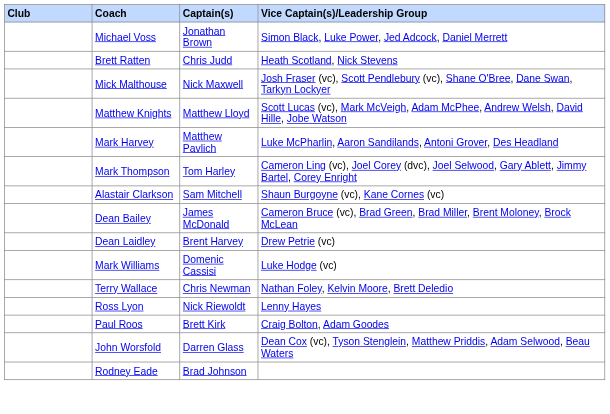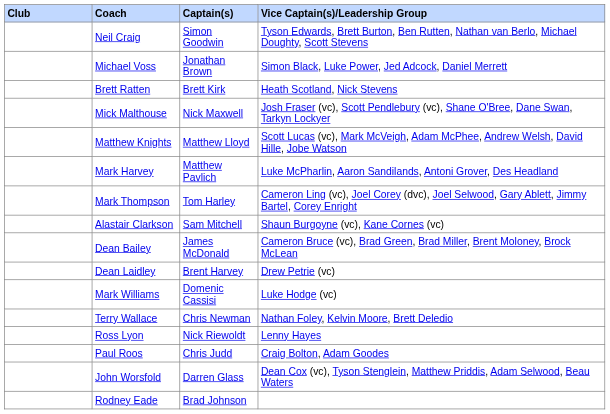+ row: (118, 37)
(208, 60) Chris Judd -> (204, 89) Brett Kirk
(204, 324) Brett Kirk -> (208, 353) Chris Judd
